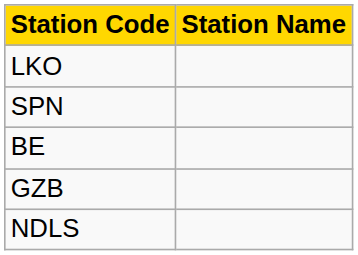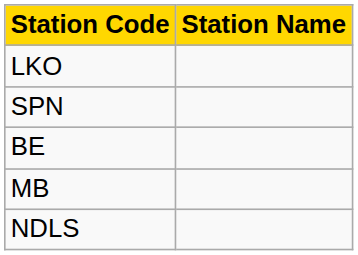+ row: (30, 188)
- row: (37, 188)
